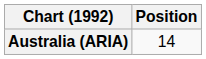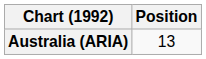(166, 41) 14 -> (166, 41) 13
